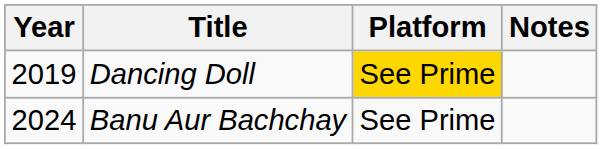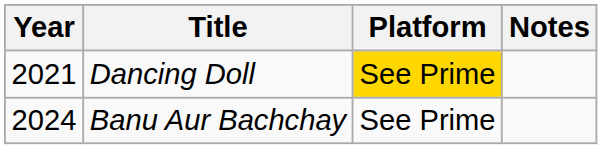(44, 73) 2019 -> (44, 73) 2021
